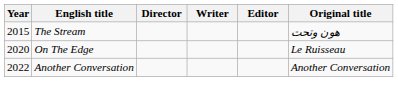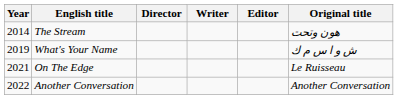(18, 31) 2015 -> (18, 31) 2014
+ row: (76, 49)
(18, 49) 2020 -> (18, 68) 2021
